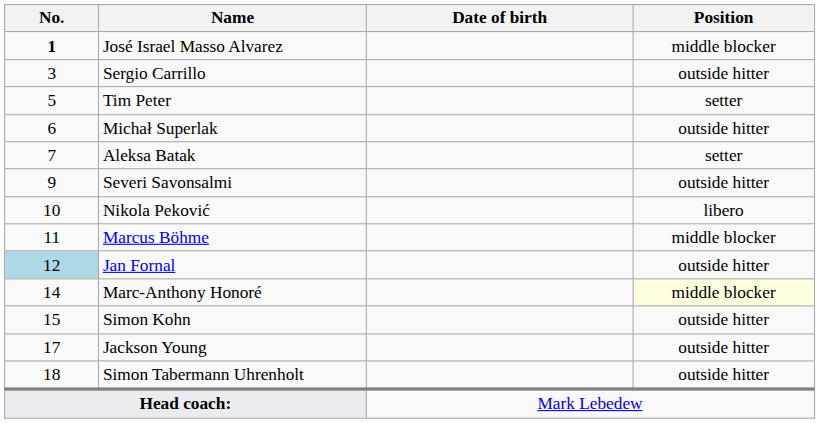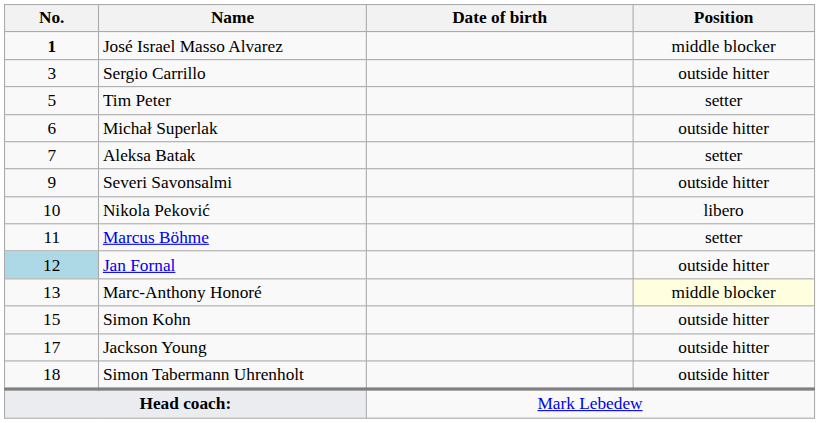(724, 237) middle blocker -> (724, 237) setter
(52, 292) 14 -> (52, 292) 13
